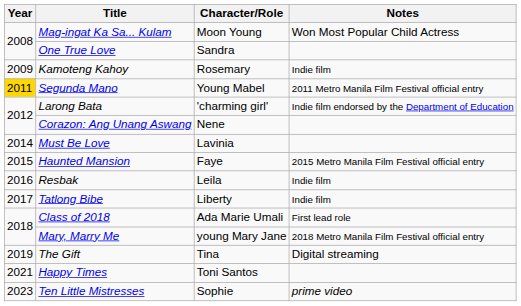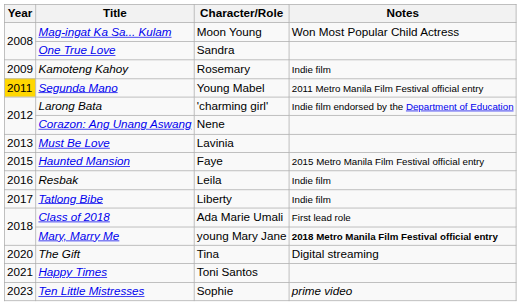(20, 143) 2014 -> (20, 143) 2013
(388, 236) normal -> (395, 236) bold
(20, 254) 2019 -> (20, 254) 2020
